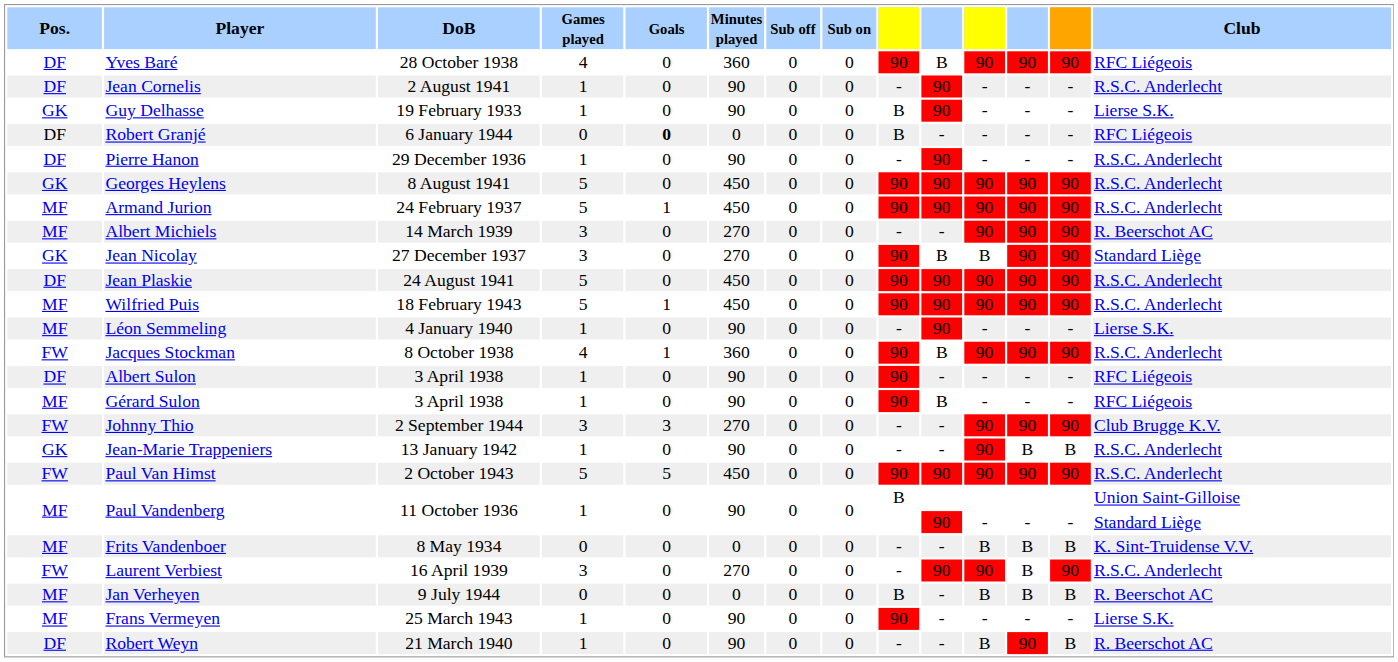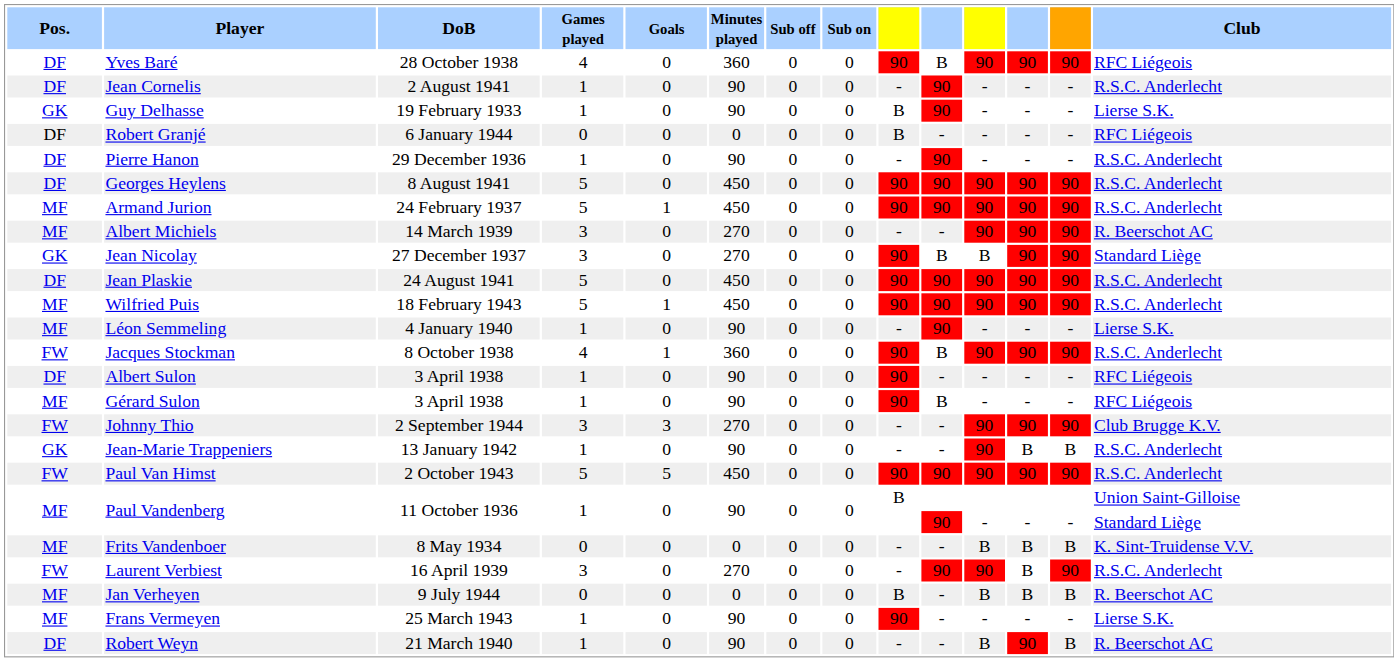(667, 134) bold -> (667, 134) normal
(55, 183) GK -> (55, 183) DF
